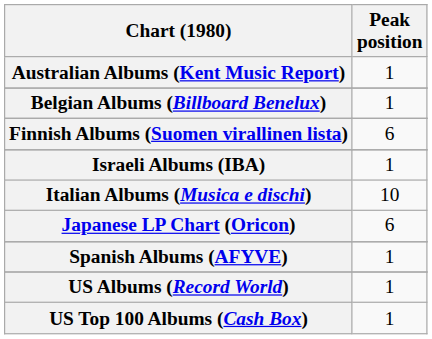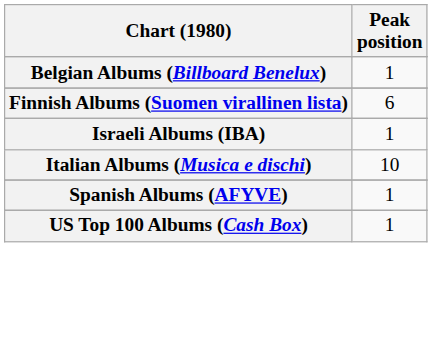- row: (179, 72)
- row: (179, 225)
- row: (179, 287)
